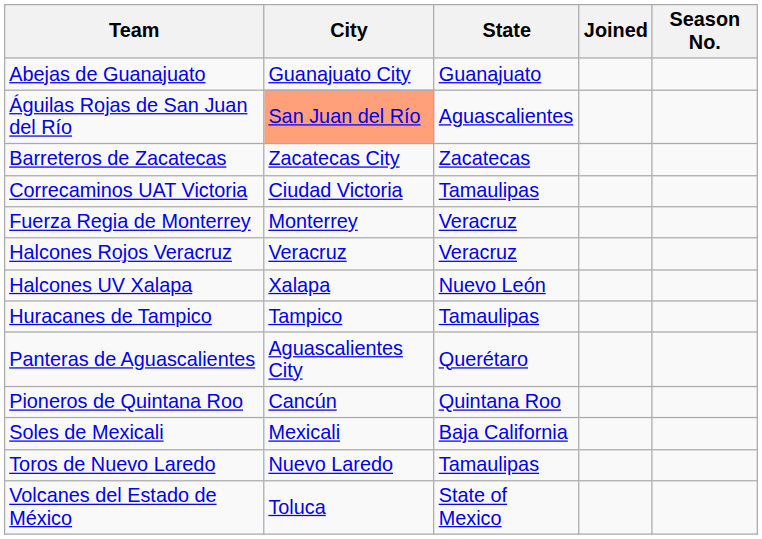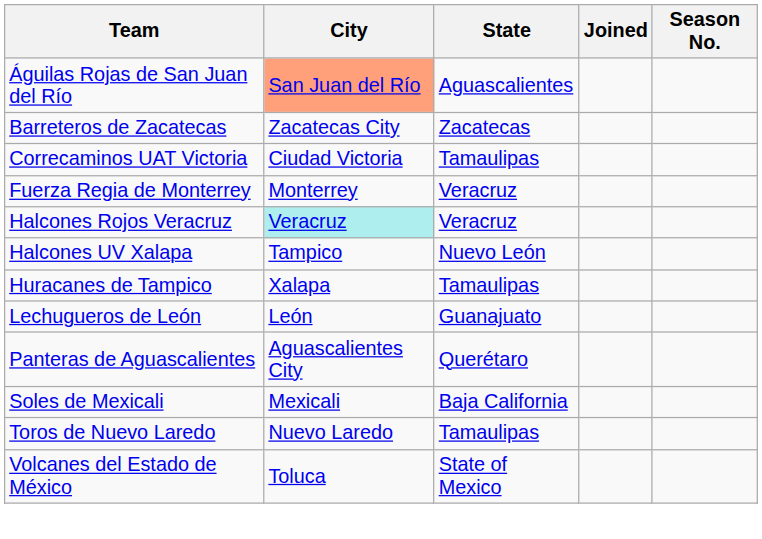- row: (107, 74)
(308, 253) no background -> (308, 222) paleturquoise background
(299, 285) Xalapa -> (305, 253) Tampico
(305, 316) Tampico -> (299, 285) Xalapa
+ row: (105, 316)
- row: (126, 401)
